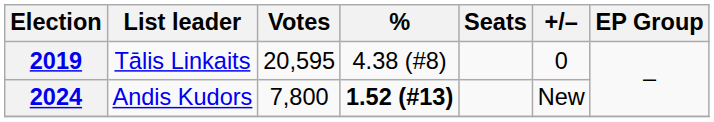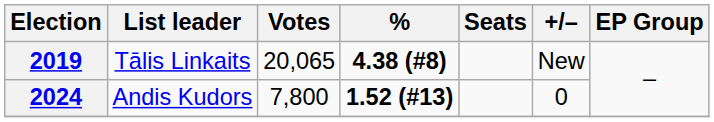(299, 60) 20,595 -> (299, 60) 20,065
(400, 60) normal -> (400, 60) bold
(561, 60) 0 -> (561, 60) New
(561, 97) New -> (561, 97) 0
